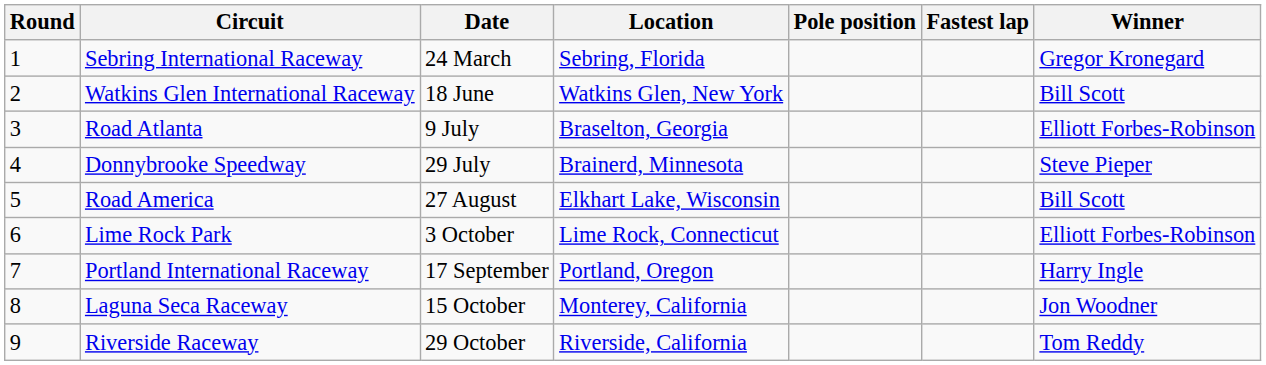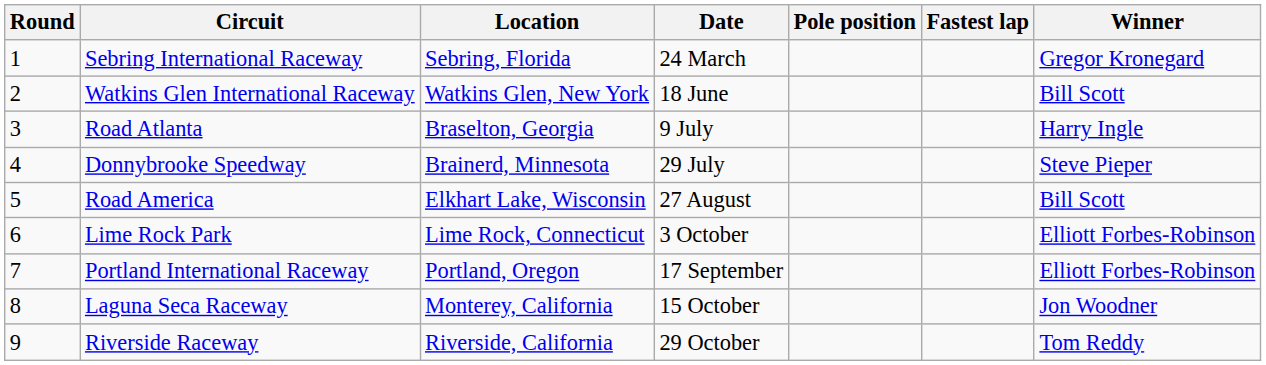columns swapped: (671, 22) <-> (487, 22)
(1147, 128) Elliott Forbes-Robinson -> (1091, 128) Harry Ingle
(1091, 270) Harry Ingle -> (1147, 270) Elliott Forbes-Robinson
